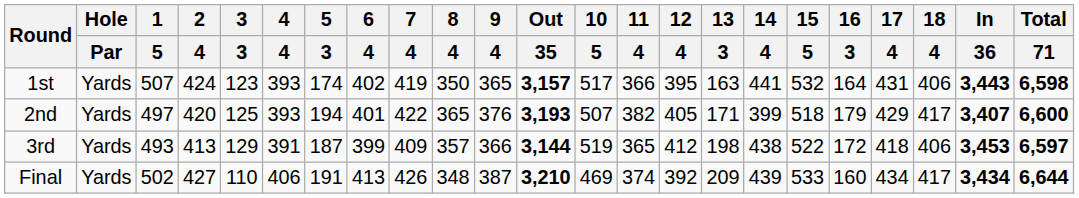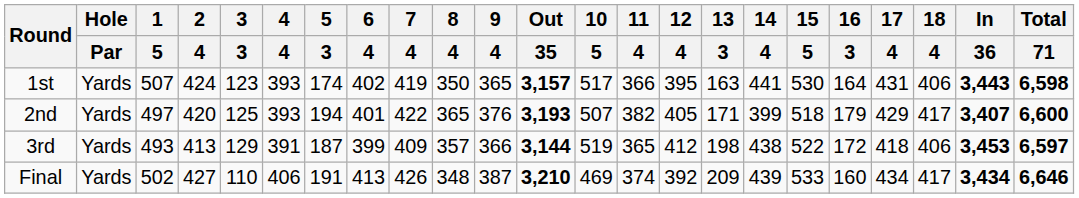(808, 83) 532 -> (808, 83) 530
(1044, 177) 6,644 -> (1044, 177) 6,646
